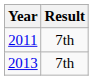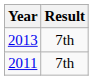rows swapped: (23, 39) <-> (23, 63)
